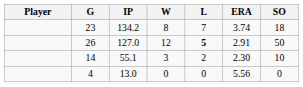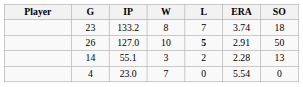(128, 27) 134.2 -> (128, 27) 133.2
(166, 43) 12 -> (166, 43) 10
(242, 58) 2.30 -> (242, 58) 2.28
(279, 58) 10 -> (279, 58) 13
(128, 74) 13.0 -> (128, 74) 23.0
(166, 74) 0 -> (166, 74) 7
(242, 74) 5.56 -> (242, 74) 5.54
